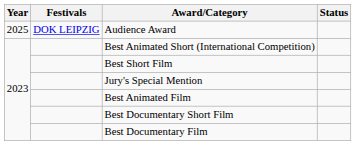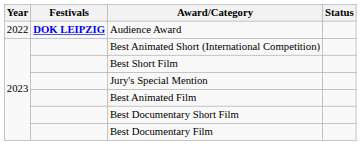(18, 30) 2025 -> (18, 30) 2022
(66, 30) normal -> (69, 30) bold
